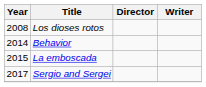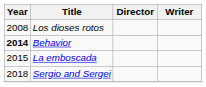(17, 43) normal -> (17, 43) bold
(17, 74) 2017 -> (17, 74) 2018
